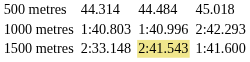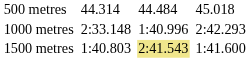(106, 29) 1:40.803 -> (106, 29) 2:33.148
(106, 48) 2:33.148 -> (106, 48) 1:40.803
